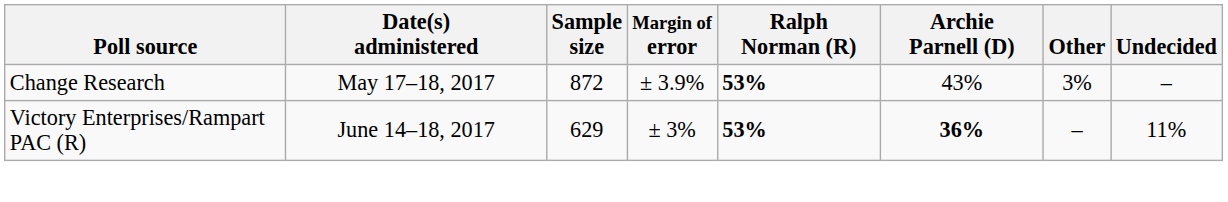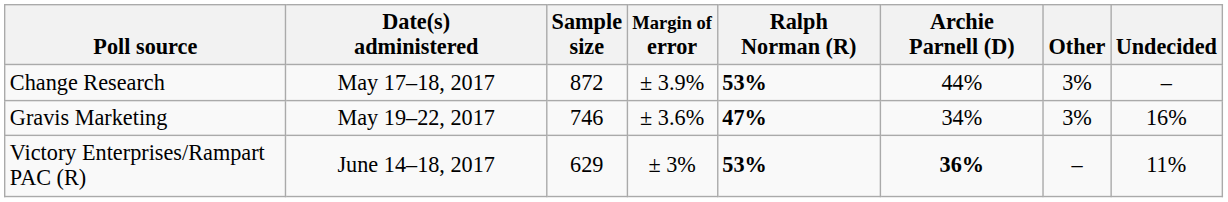(962, 82) 43% -> (962, 82) 44%
+ row: (89, 117)
